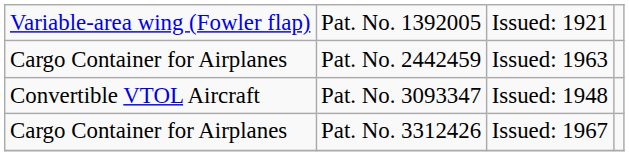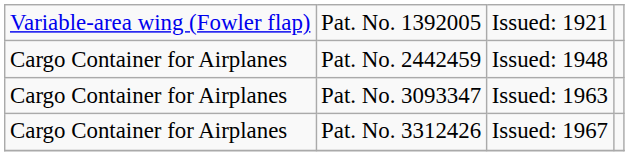(550, 58) Issued: 1963 -> (550, 58) Issued: 1948
(135, 95) Convertible VTOL Aircraft -> (149, 95) Cargo Container for Airplanes
(550, 95) Issued: 1948 -> (550, 95) Issued: 1963
